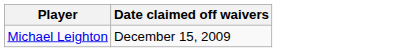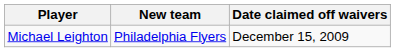+ column: (170, 15)
